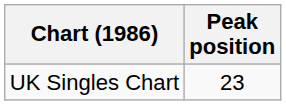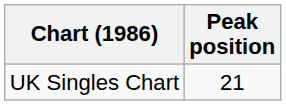(232, 81) 23 -> (232, 81) 21
